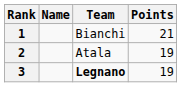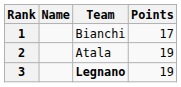(167, 33) 21 -> (167, 33) 17
